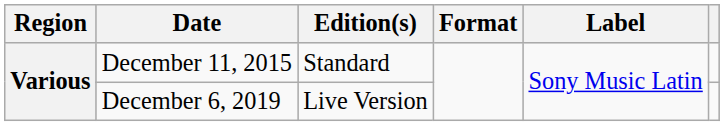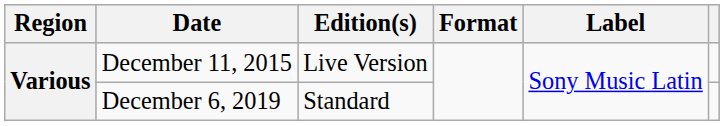(346, 62) Standard -> (365, 62) Live Version
(365, 100) Live Version -> (346, 100) Standard
